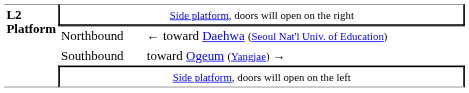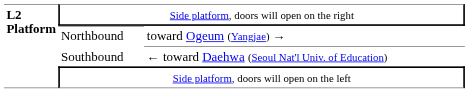(267, 36) ← toward Daehwa (Seoul Nat'l Univ. of Education) -> (216, 36) toward Ogeum (Yangjae) →
(216, 55) toward Ogeum (Yangjae) → -> (267, 56) ← toward Daehwa (Seoul Nat'l Univ. of Education)
